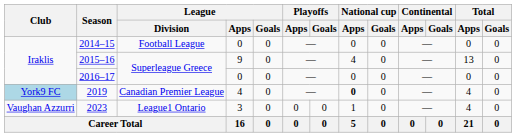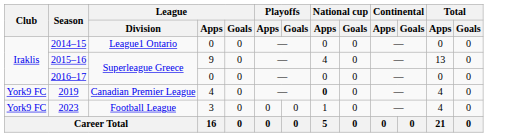(172, 44) Football League -> (143, 44) League1 Ontario
(41, 92) lightblue background -> (26, 92) no background
(41, 108) Vaughan Azzurri -> (26, 108) York9 FC
(172, 108) League1 Ontario -> (143, 108) Football League
